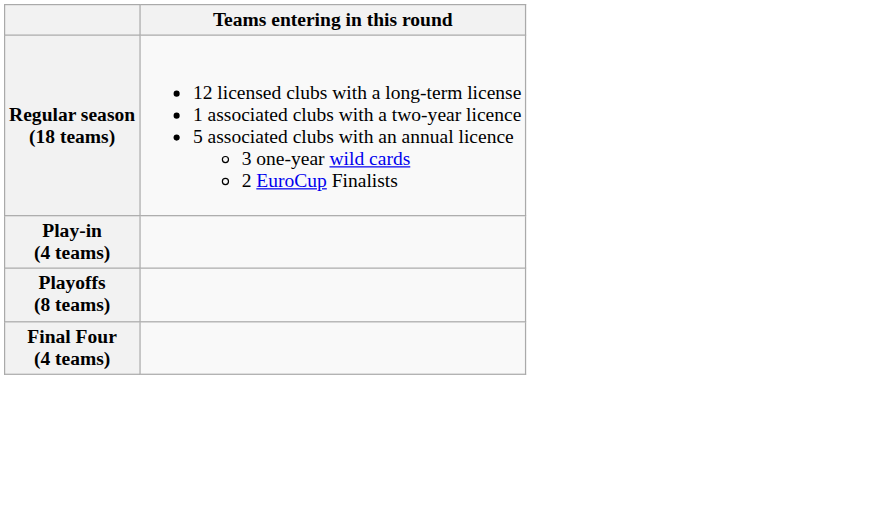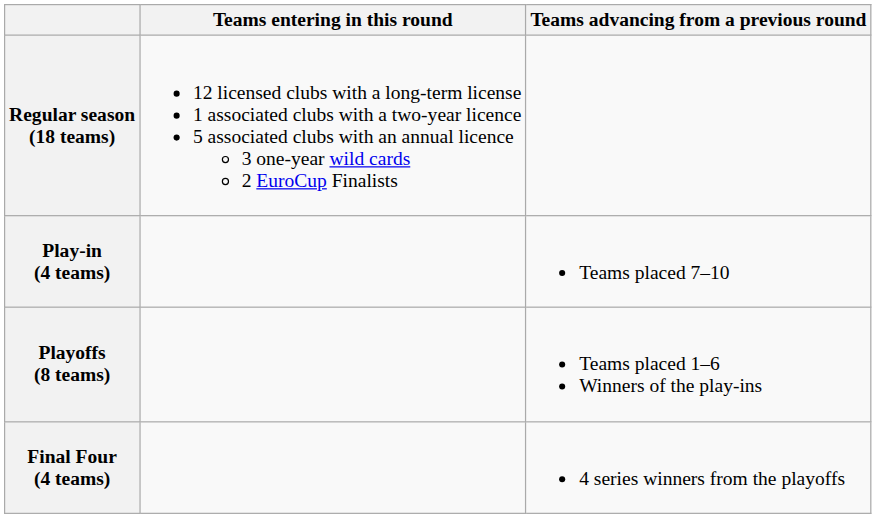+ column: (698, 19)
